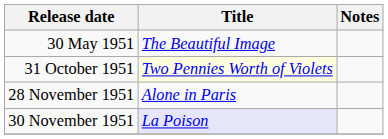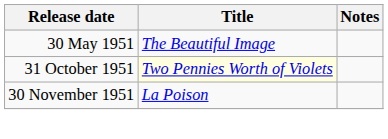- row: (71, 95)
(175, 120) lavender background -> (175, 95) no background
